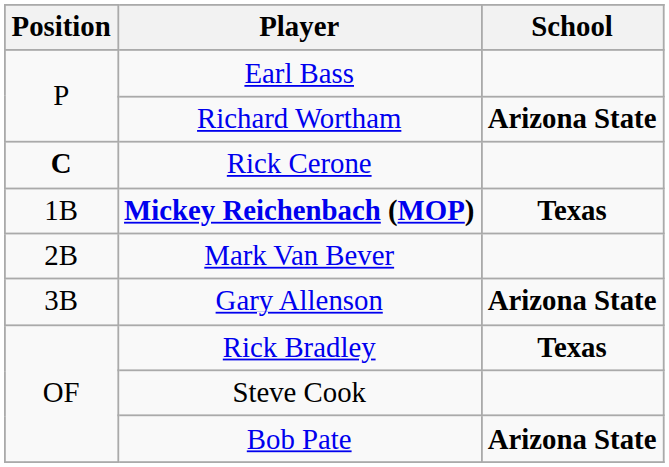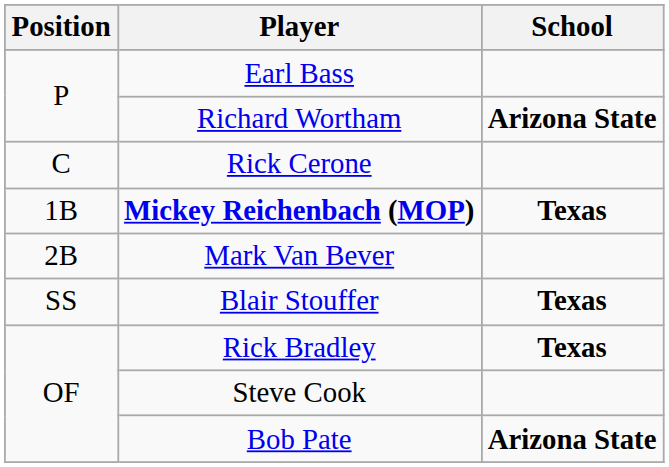(61, 164) bold -> (61, 164) normal
- row: (299, 301)
+ row: (299, 301)
